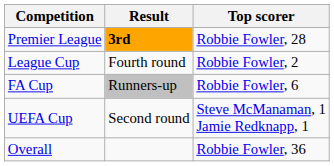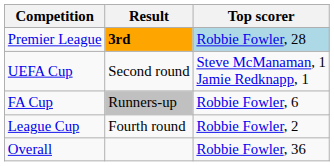(251, 39) no background -> (251, 39) lightblue background
rows swapped: (40, 117) <-> (44, 62)
